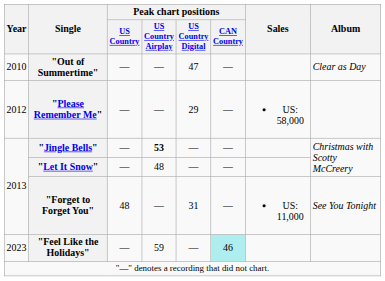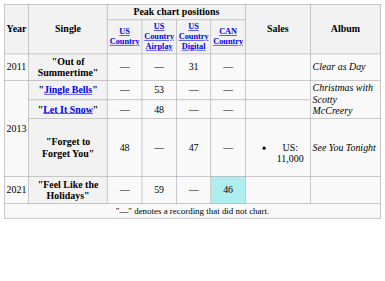(17, 67) 2010 -> (17, 67) 2011
(194, 67) 47 -> (194, 67) 31
- row: (68, 109)
(159, 148) bold -> (159, 90) normal
(194, 205) 31 -> (194, 147) 47
(17, 248) 2023 -> (17, 190) 2021
